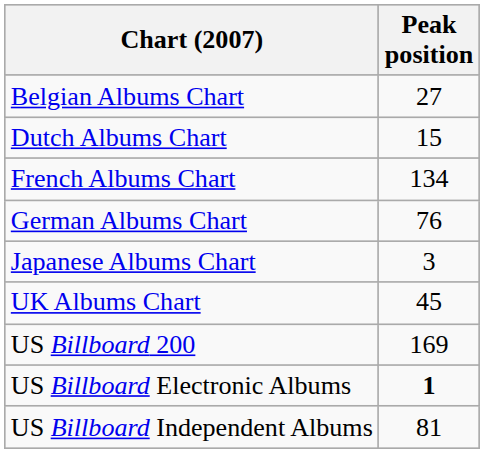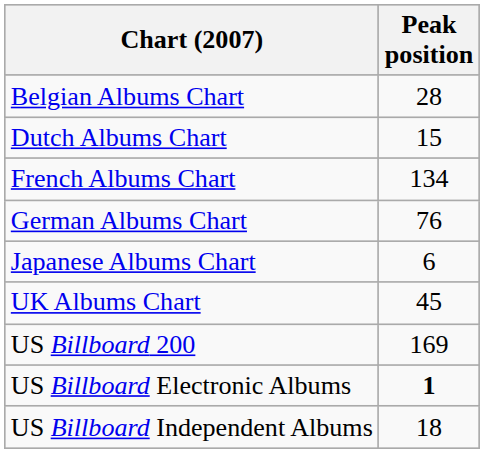(429, 95) 27 -> (429, 95) 28
(429, 261) 3 -> (429, 261) 6
(429, 426) 81 -> (429, 426) 18
